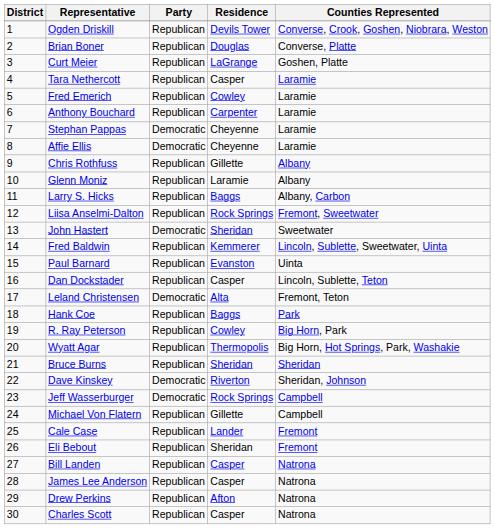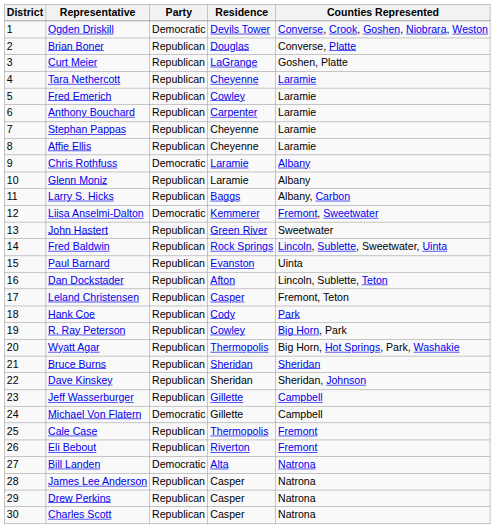(179, 29) Republican -> (179, 29) Democratic
(227, 79) Casper -> (234, 79) Cheyenne
(179, 130) Democratic -> (179, 130) Republican
(179, 146) Democratic -> (179, 146) Republican
(179, 163) Republican -> (179, 163) Democratic
(227, 163) Gillette -> (229, 163) Laramie
(179, 213) Republican -> (179, 213) Democratic
(242, 213) Rock Springs -> (235, 213) Kemmerer
(179, 230) Democratic -> (179, 230) Republican
(231, 230) Sheridan -> (239, 230) Green River
(235, 247) Kemmerer -> (242, 247) Rock Springs
(227, 280) Casper -> (223, 280) Afton
(179, 297) Democratic -> (179, 297) Republican
(219, 297) Alta -> (227, 297) Casper
(225, 314) Baggs -> (223, 314) Cody
(179, 381) Democratic -> (179, 381) Republican
(230, 381) Riverton -> (231, 381) Sheridan
(179, 398) Democratic -> (179, 398) Republican
(242, 398) Rock Springs -> (227, 398) Gillette
(179, 414) Republican -> (179, 414) Democratic
(227, 431) Lander -> (239, 431) Thermopolis
(231, 448) Sheridan -> (230, 448) Riverton
(179, 465) Republican -> (179, 465) Democratic
(227, 465) Casper -> (219, 465) Alta
(223, 498) Afton -> (227, 498) Casper
